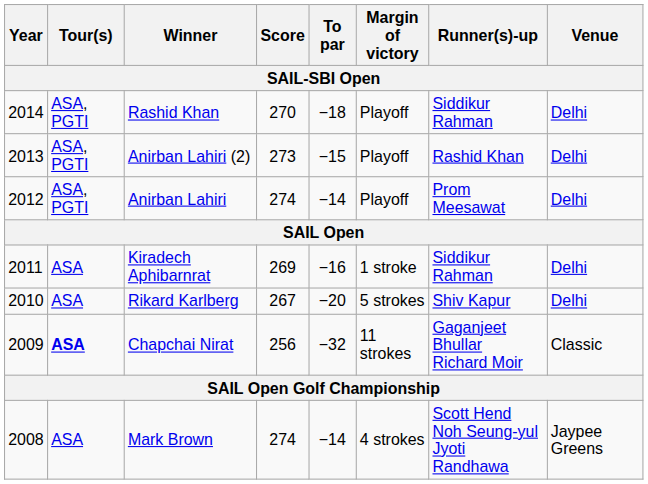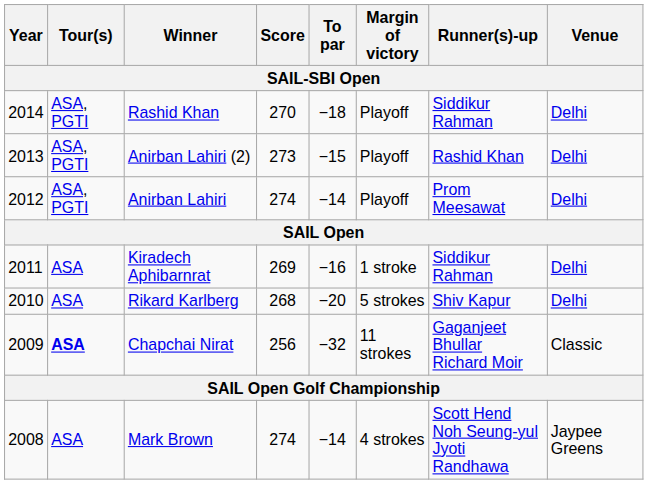(283, 301) 267 -> (283, 301) 268
